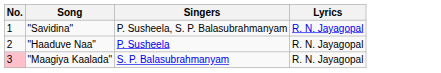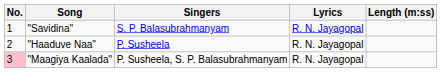+ column: (401, 12)
(202, 28) P. Susheela, S. P. Balasubrahmanyam -> (173, 28) S. P. Balasubrahmanyam
(173, 60) S. P. Balasubrahmanyam -> (202, 60) P. Susheela, S. P. Balasubrahmanyam
